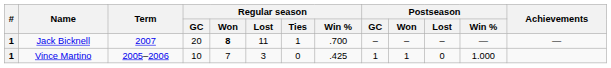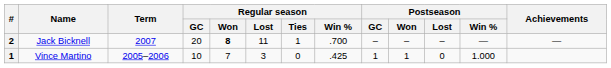(11, 41) 1 -> (11, 41) 2
